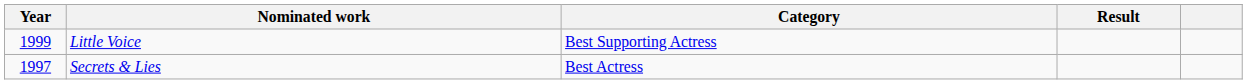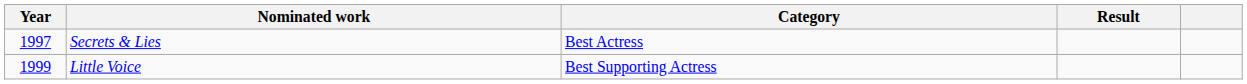rows swapped: (115, 66) <-> (105, 41)
